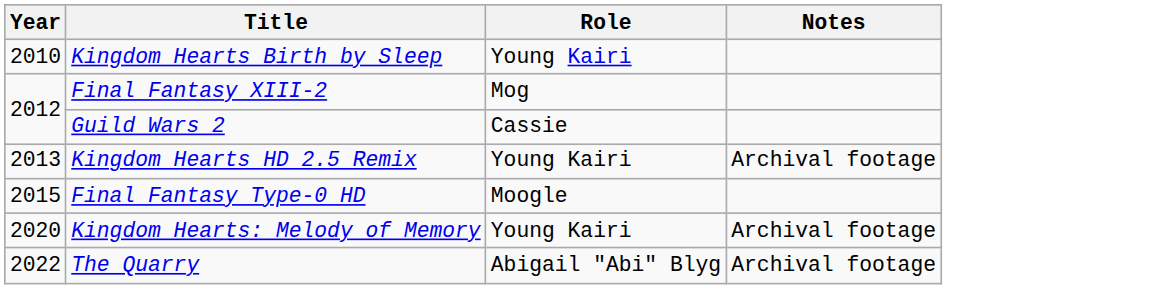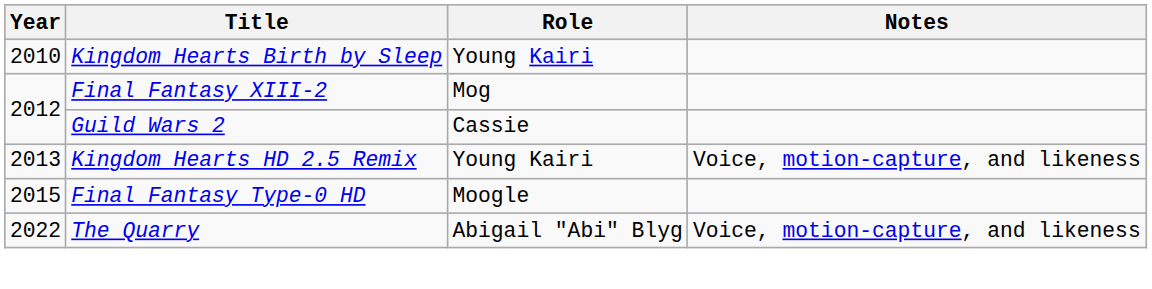(834, 161) Archival footage -> (917, 161) Voice, motion-capture, and likeness
- row: (276, 231)
(834, 265) Archival footage -> (917, 231) Voice, motion-capture, and likeness
